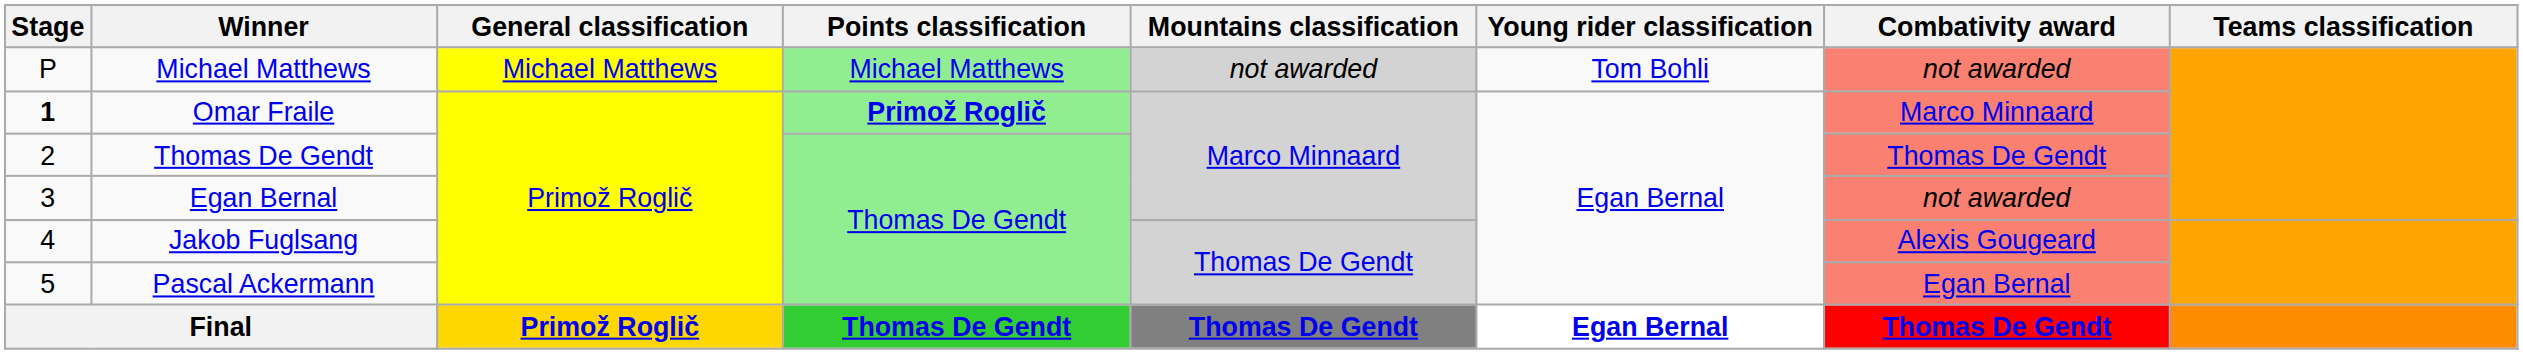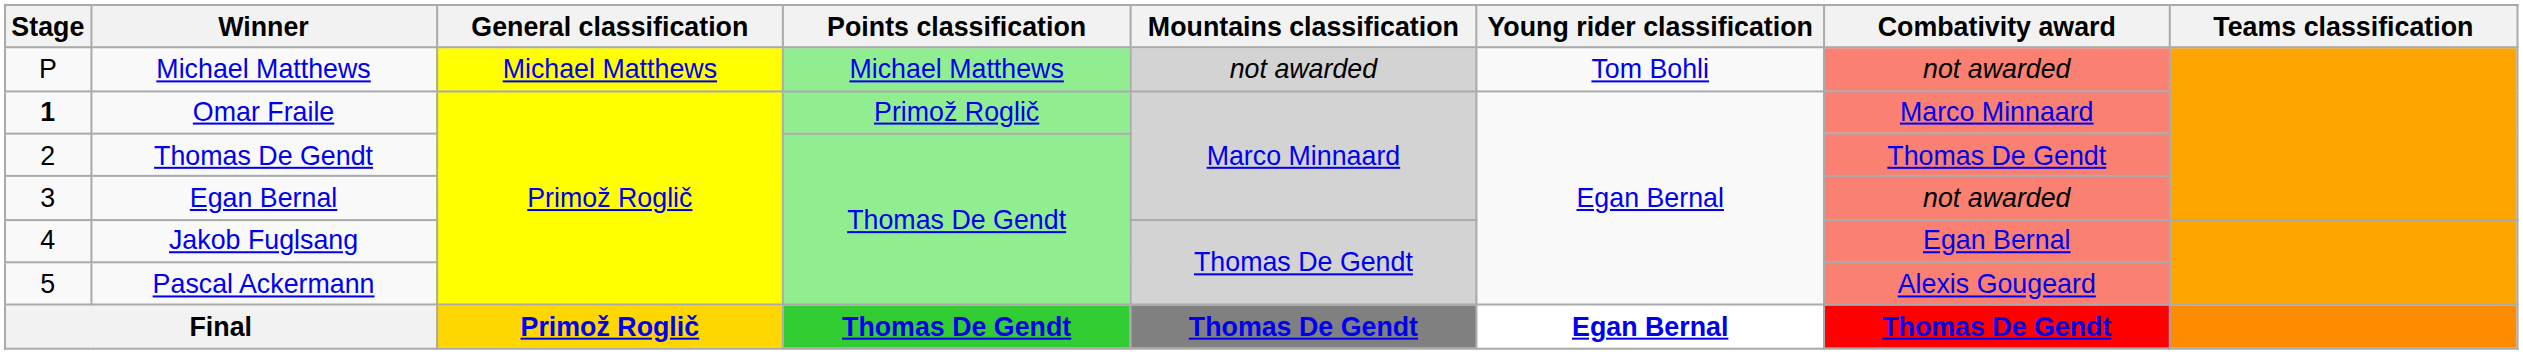(957, 112) bold -> (957, 112) normal
(1997, 241) Alexis Gougeard -> (1997, 241) Egan Bernal
(1997, 284) Egan Bernal -> (1997, 284) Alexis Gougeard
